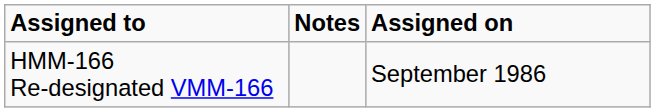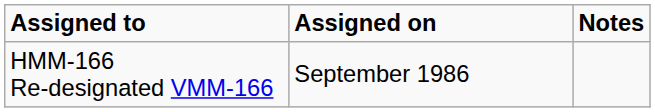columns swapped: (442, 23) <-> (327, 23)
